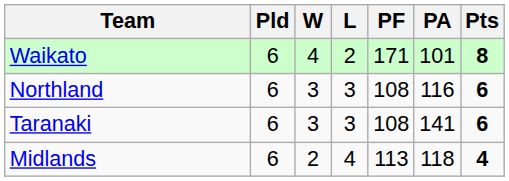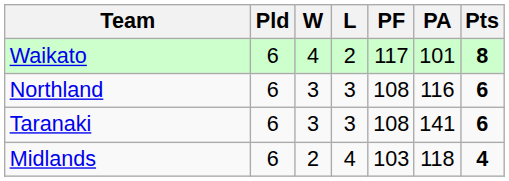(391, 55) 171 -> (391, 55) 117
(391, 158) 113 -> (391, 158) 103
